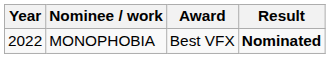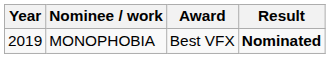(25, 41) 2022 -> (25, 41) 2019
